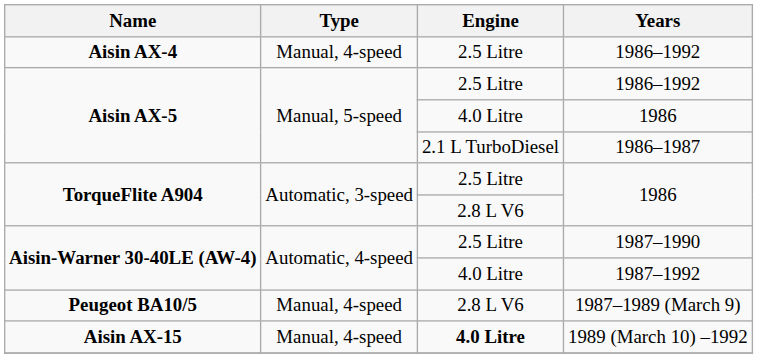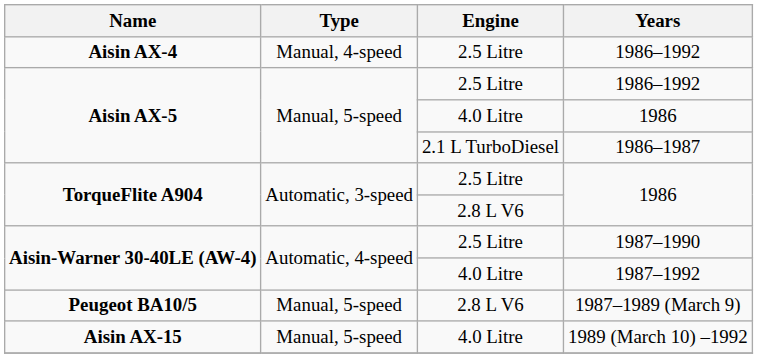(339, 305) Manual, 4-speed -> (339, 305) Manual, 5-speed
(339, 336) Manual, 4-speed -> (339, 336) Manual, 5-speed
(490, 336) bold -> (490, 336) normal
